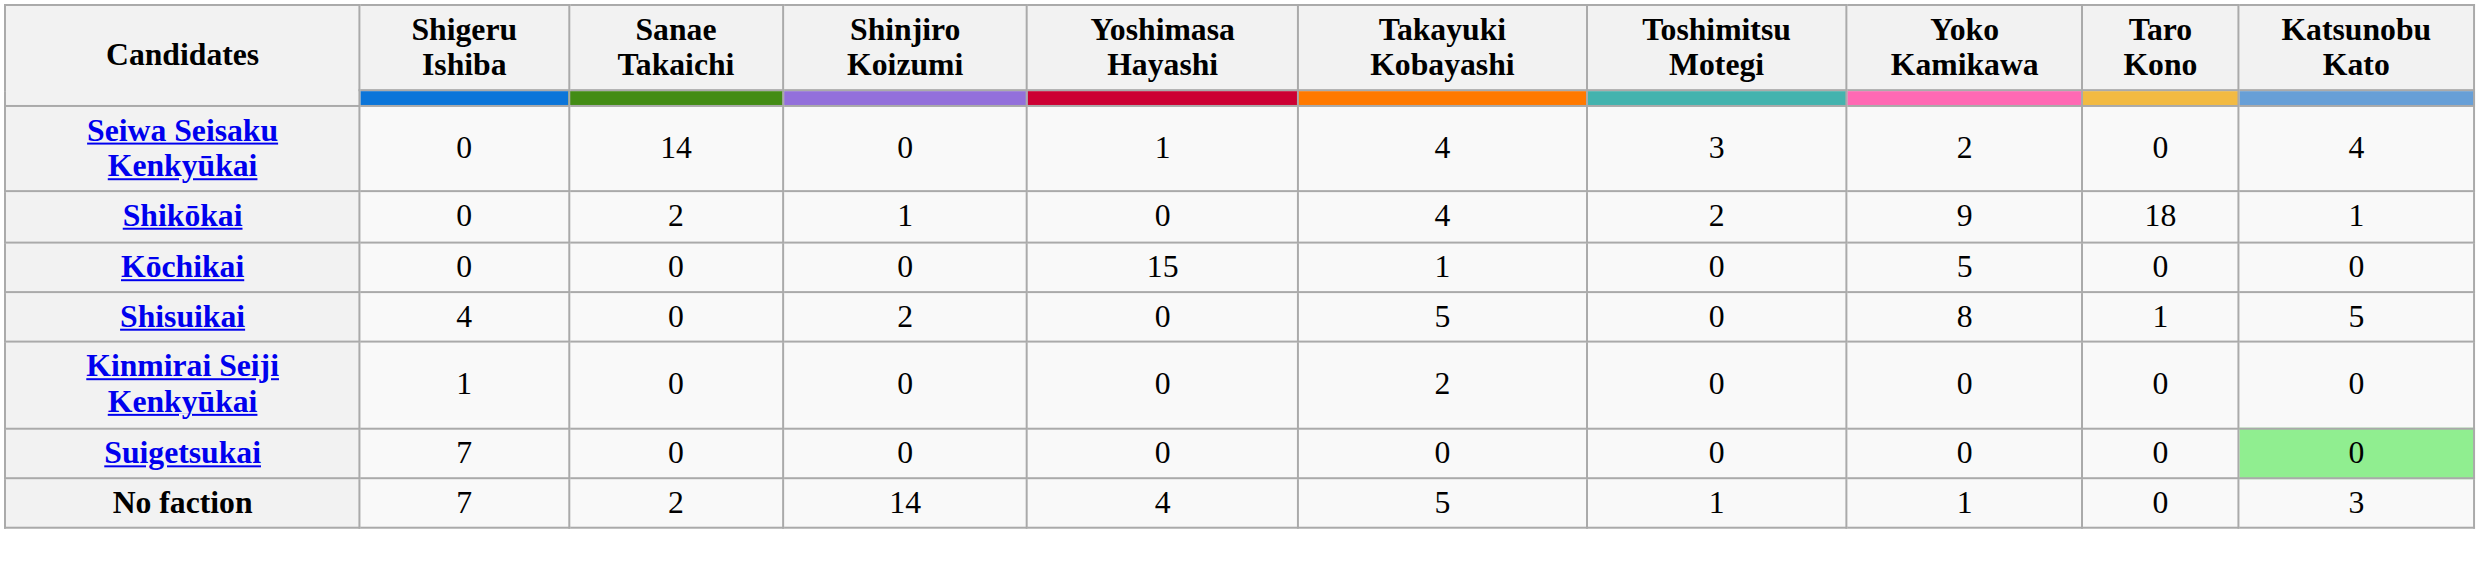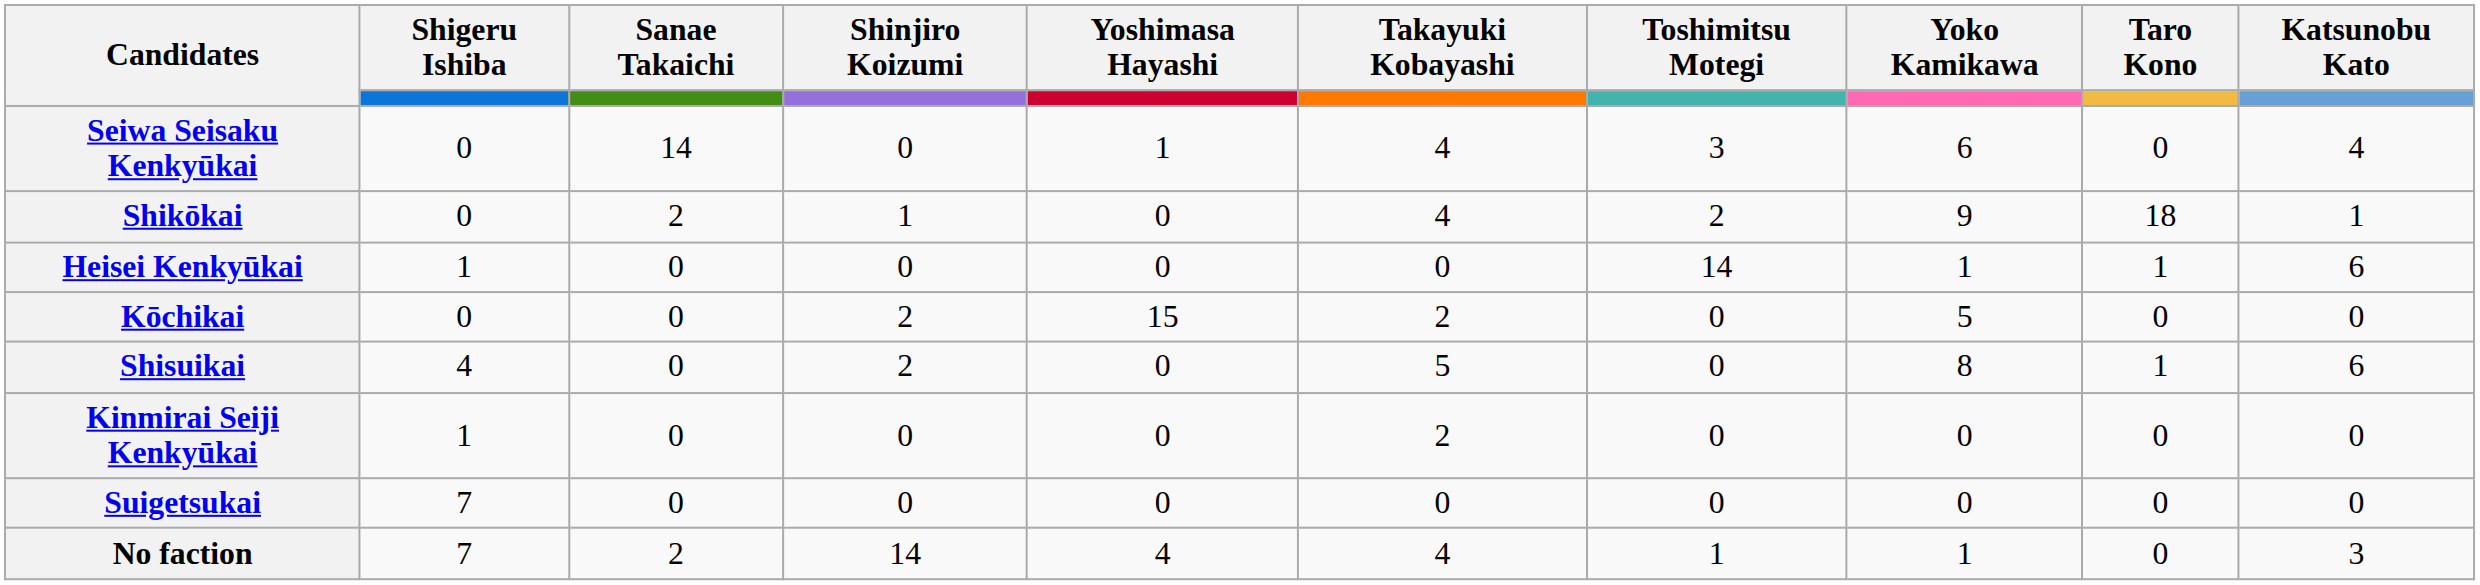(1965, 147) 2 -> (1965, 147) 6
+ row: (183, 266)
(905, 266) 0 -> (905, 316) 2
(1442, 266) 1 -> (1442, 316) 2
(2356, 316) 5 -> (2356, 366) 6
(2356, 452) lightgreen background -> (2356, 502) no background
(1442, 502) 5 -> (1442, 553) 4
